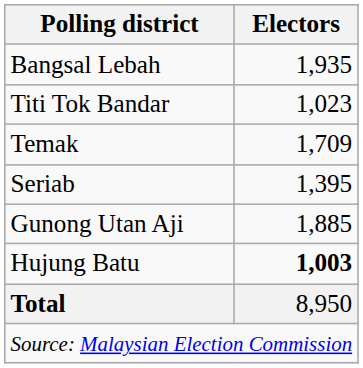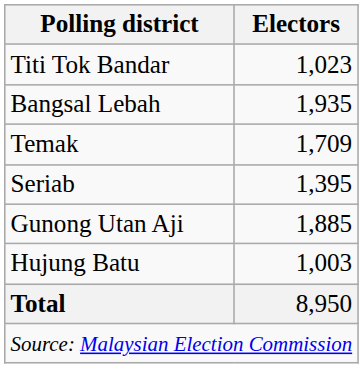rows swapped: (90, 104) <-> (86, 64)
(324, 263) bold -> (324, 263) normal
